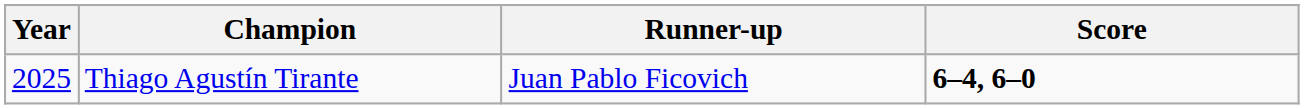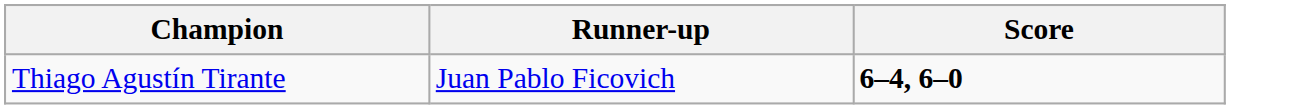- column: (41, 29)
